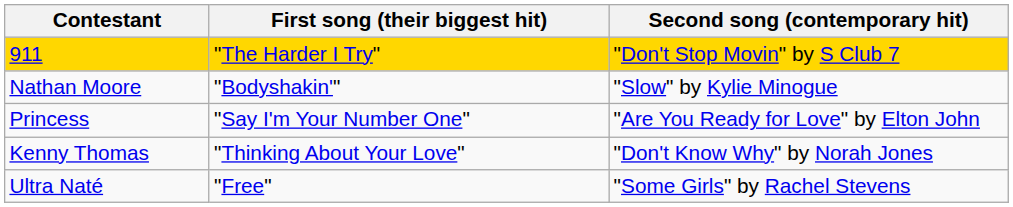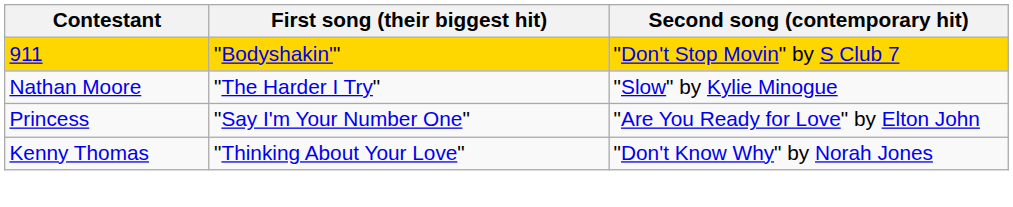(297, 53) "The Harder I Try" -> (277, 53) "Bodyshakin'"
(277, 86) "Bodyshakin'" -> (297, 86) "The Harder I Try"
- row: (56, 185)
